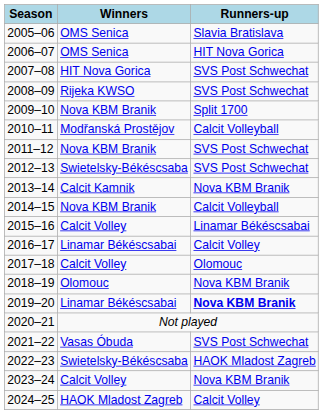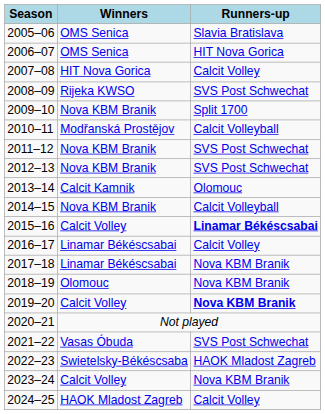(251, 71) SVS Post Schwechat -> (227, 71) Calcit Volley
(124, 168) Swietelsky-Békéscsaba -> (108, 168) Nova KBM Branik
(241, 187) Nova KBM Branik -> (218, 187) Olomouc
(252, 226) normal -> (256, 226) bold
(93, 264) Calcit Volley -> (118, 264) Linamar Békéscsabai
(218, 264) Olomouc -> (241, 264) Nova KBM Branik
(118, 303) Linamar Békéscsabai -> (93, 303) Calcit Volley
